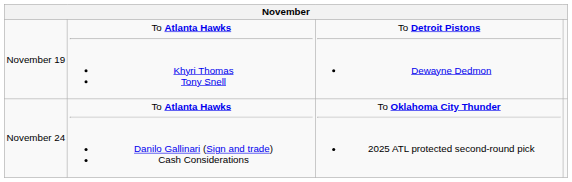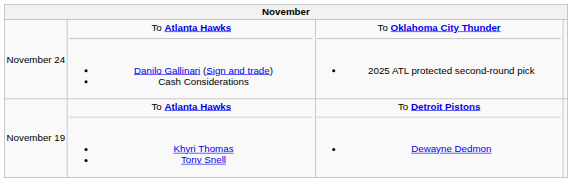rows swapped: (36, 59) <-> (36, 138)
